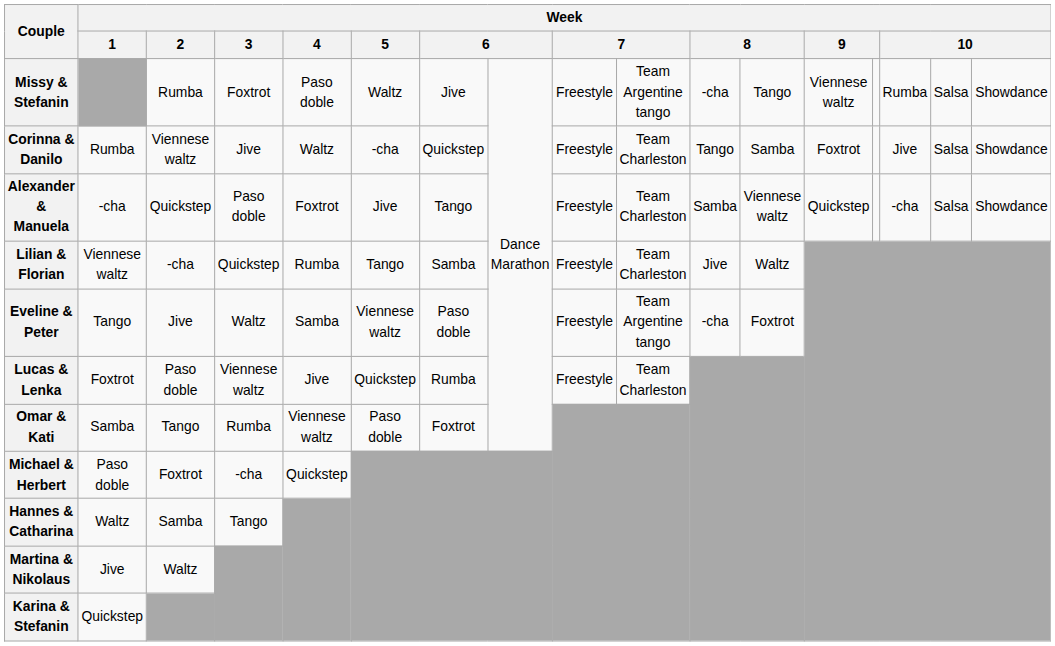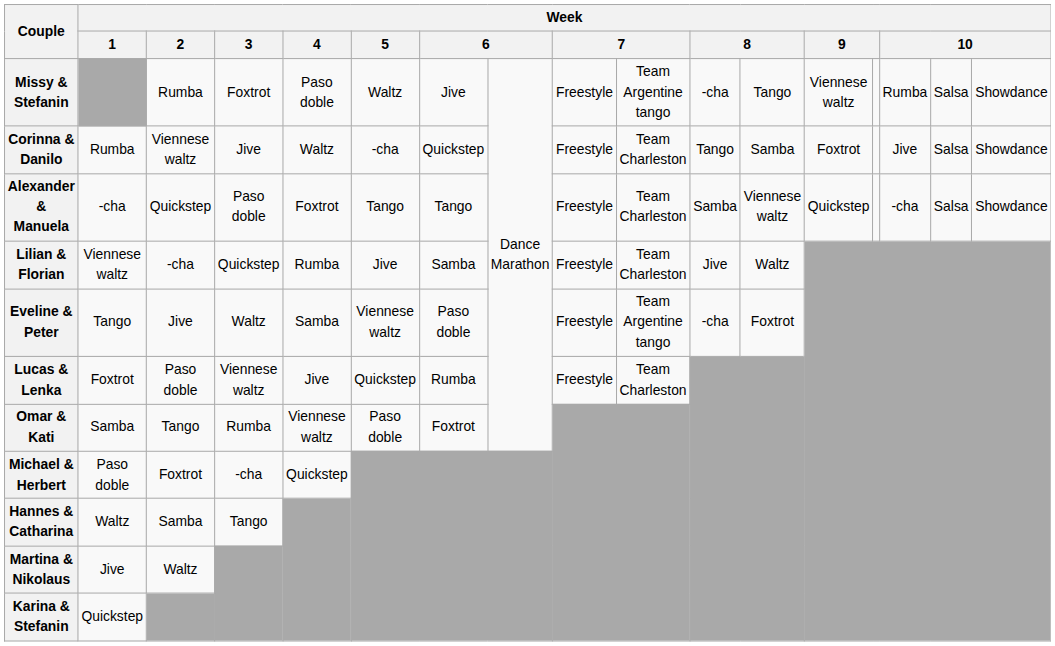(385, 207) Jive -> (385, 207) Tango
(385, 264) Tango -> (385, 264) Jive
